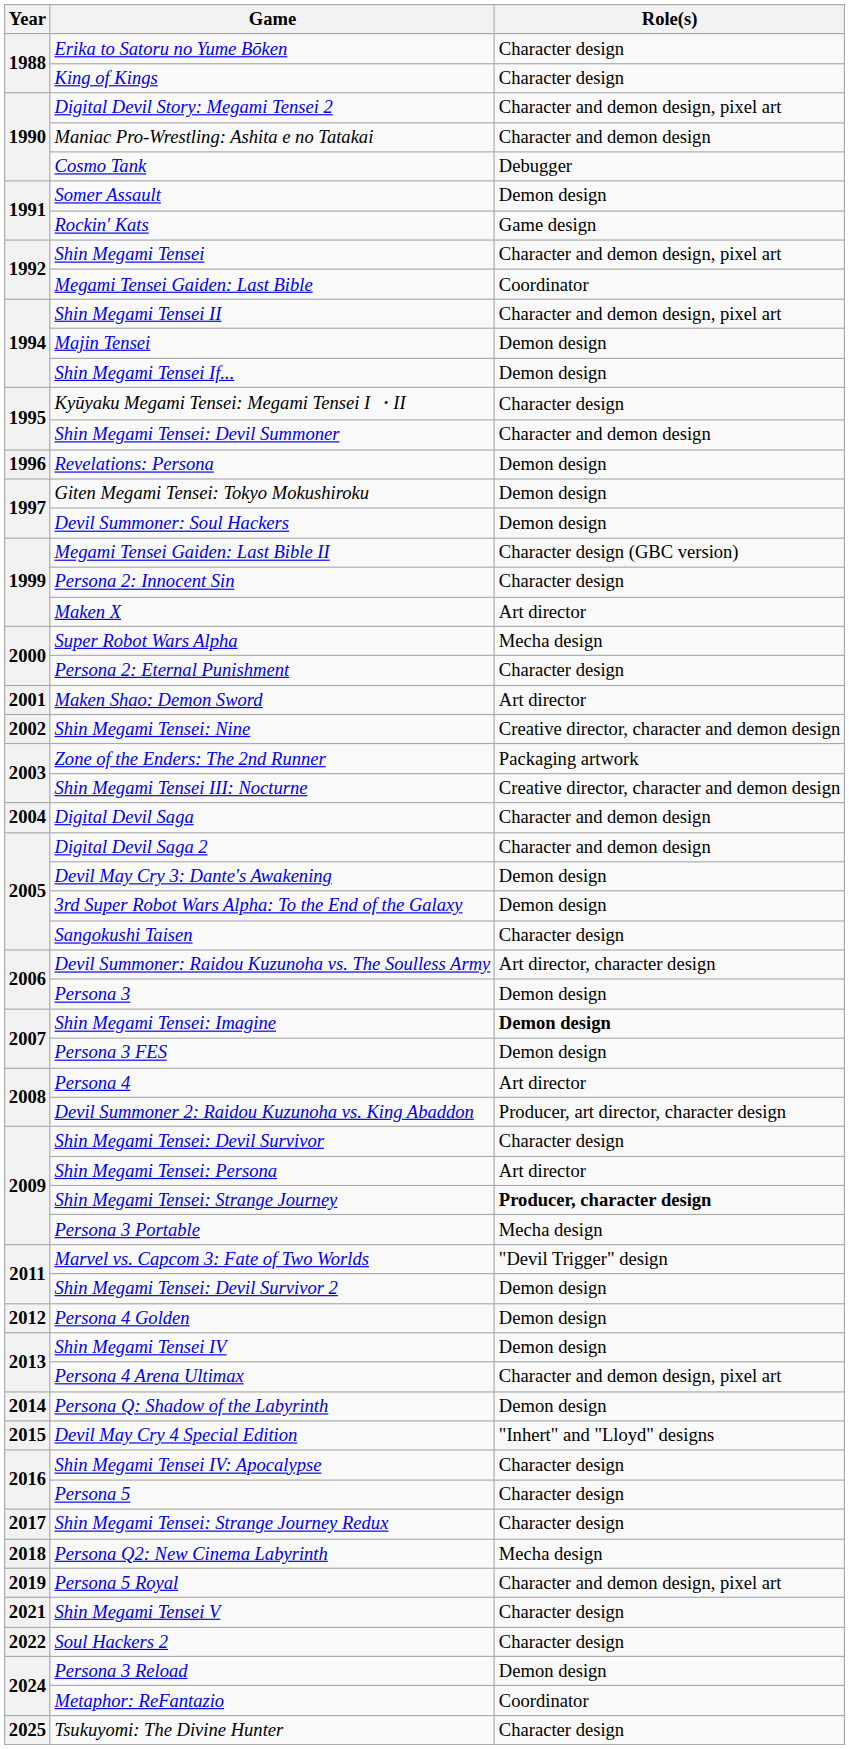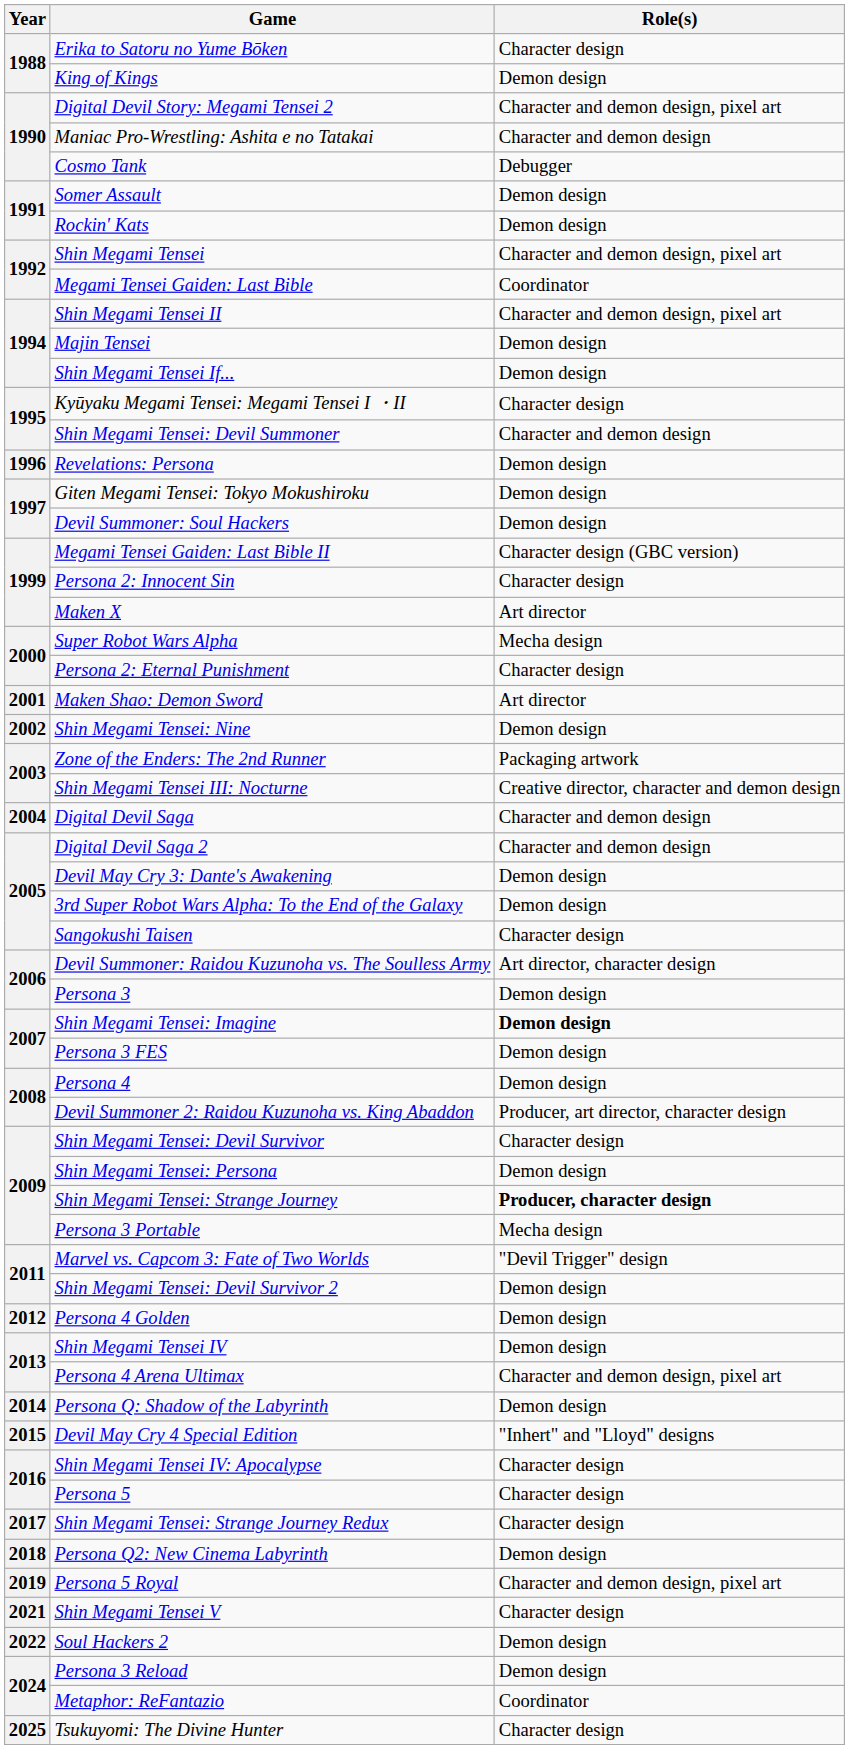(561, 78) Character design -> (553, 78) Demon design
(548, 225) Game design -> (553, 225) Demon design
(670, 729) Creative director, character and demon design -> (553, 729) Demon design
(542, 1082) Art director -> (553, 1082) Demon design
(542, 1170) Art director -> (553, 1170) Demon design
(551, 1553) Mecha design -> (553, 1553) Demon design
(561, 1641) Character design -> (553, 1641) Demon design
